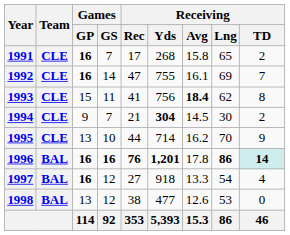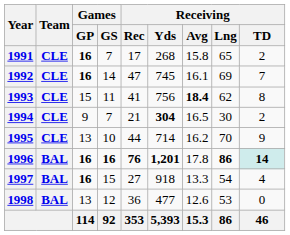(165, 76) 755 -> (165, 76) 745
(197, 117) 14.5 -> (197, 117) 16.5
(109, 179) 12 -> (109, 179) 15
(134, 199) 38 -> (134, 199) 36
